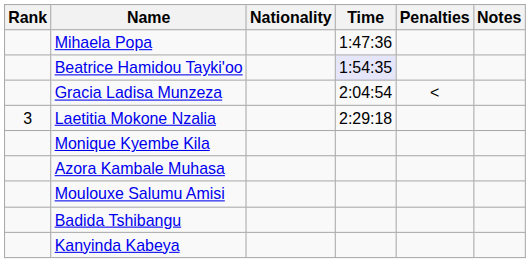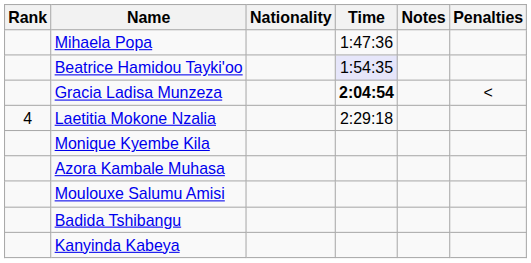columns swapped: (435, 17) <-> (499, 17)
(366, 93) normal -> (367, 93) bold
(28, 118) 3 -> (28, 118) 4
